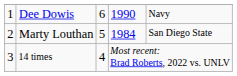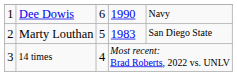(123, 33) 1984 -> (123, 33) 1983
